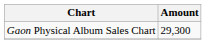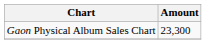(176, 30) 29,300 -> (176, 30) 23,300
